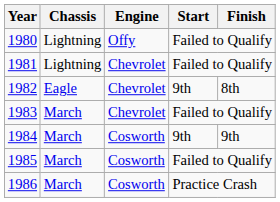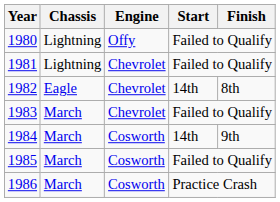(182, 88) 9th -> (185, 88) 14th
(182, 137) 9th -> (185, 137) 14th
